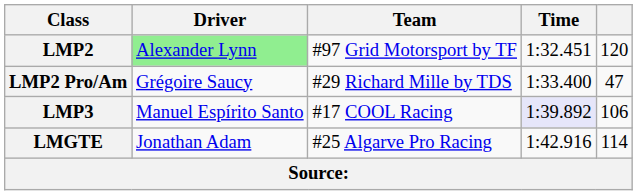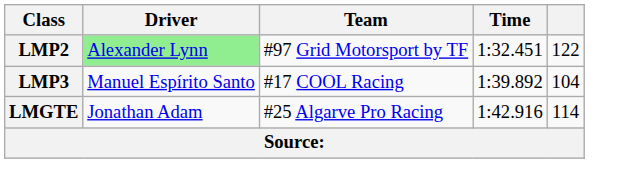(614, 50) 120 -> (566, 50) 122
- row: (68, 80)
(559, 111) lavender background -> (510, 80) no background
(614, 111) 106 -> (566, 80) 104
